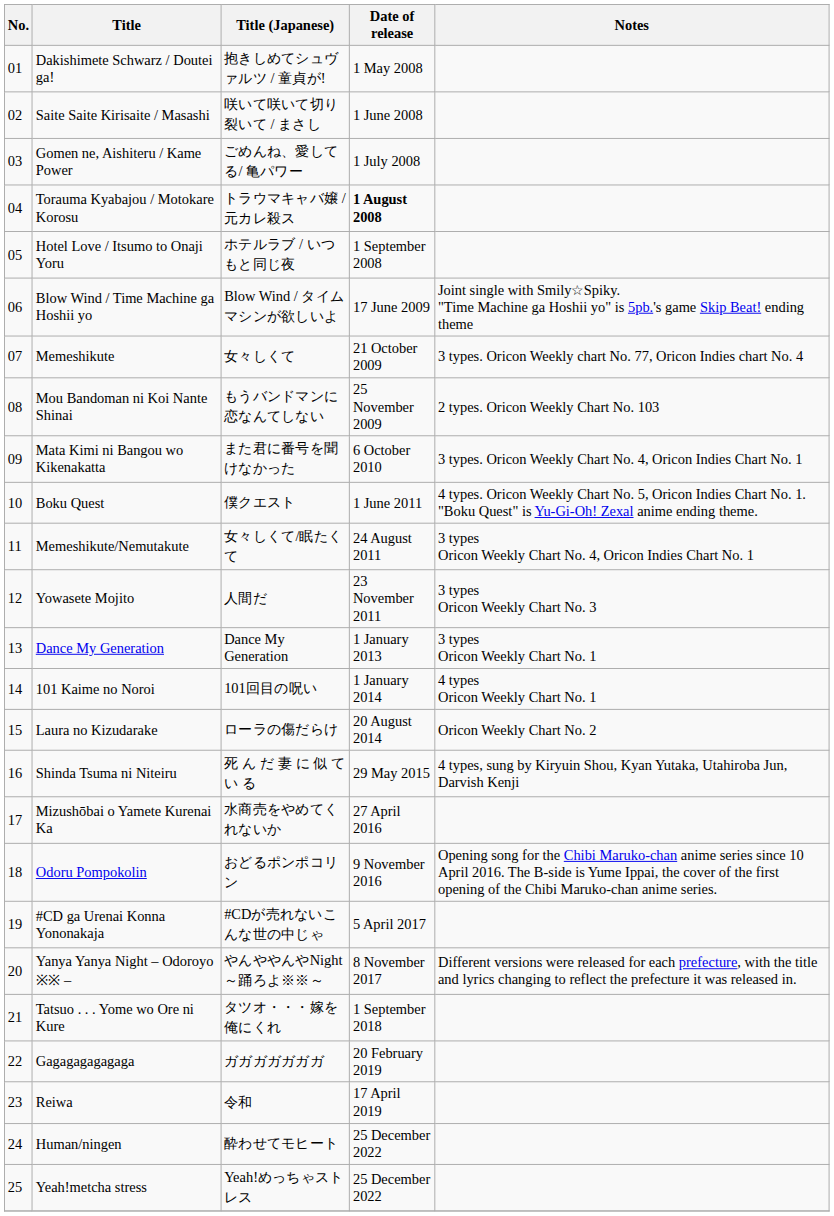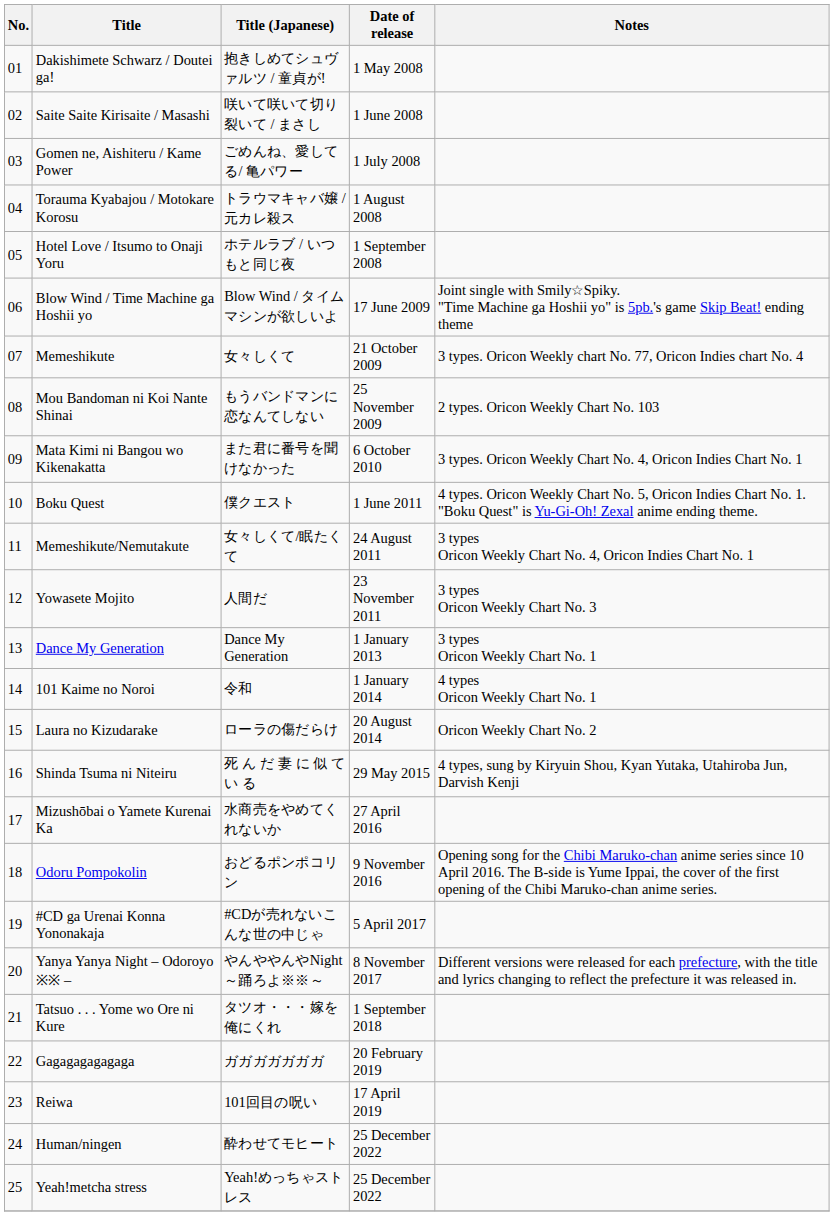(380, 208) bold -> (379, 208) normal
(271, 688) 101回目の呪い -> (238, 688) 令和
(238, 1102) 令和 -> (271, 1102) 101回目の呪い
